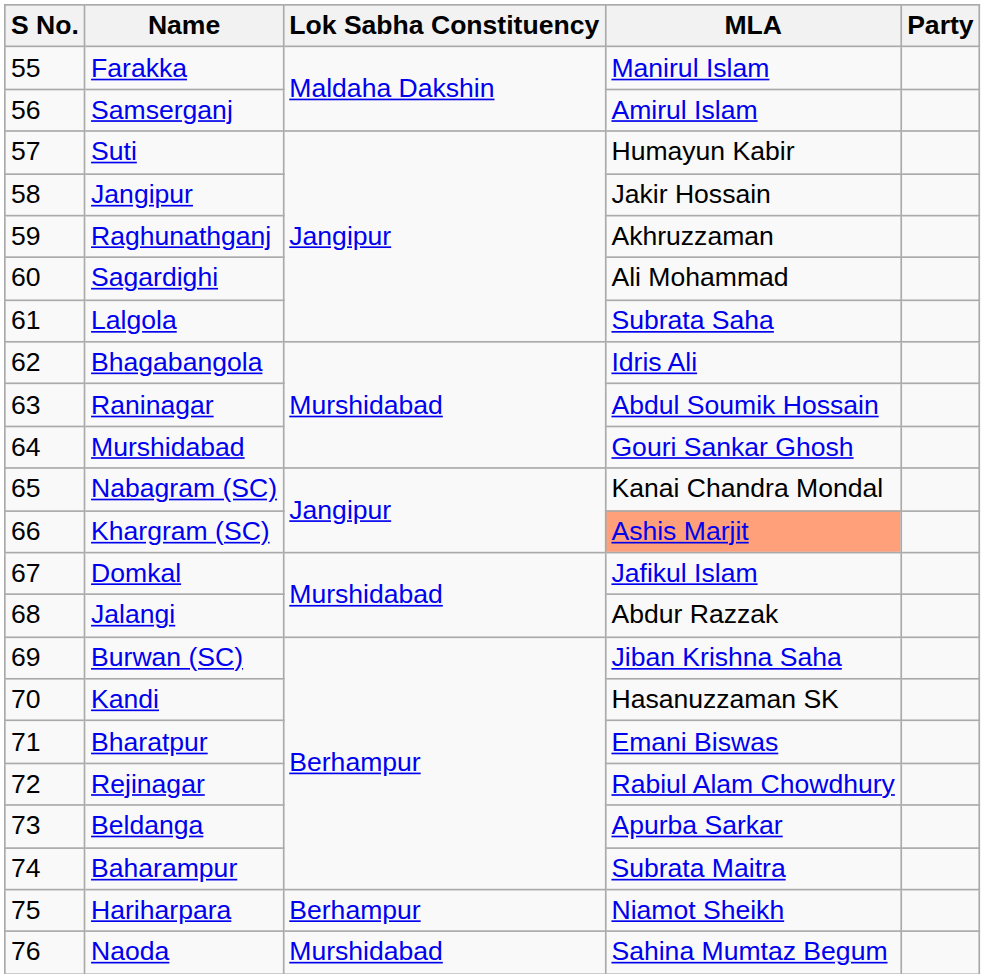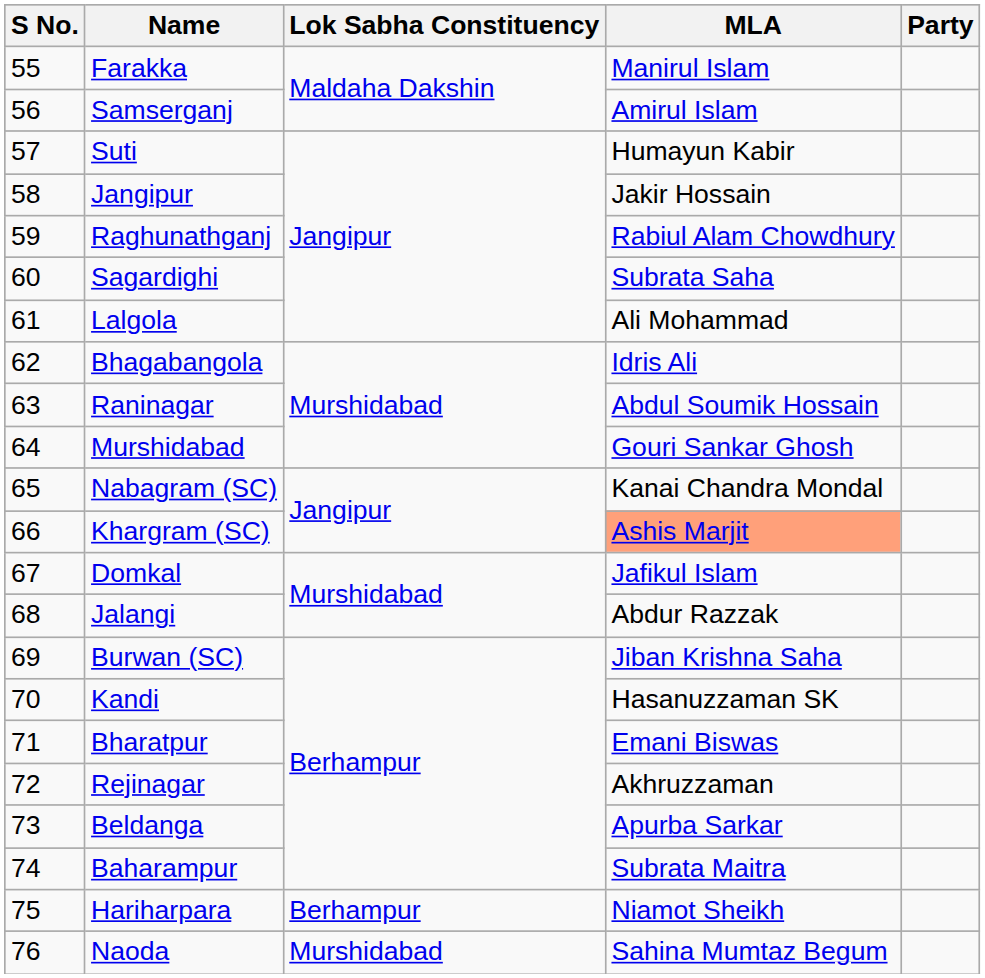(693, 236) Akhruzzaman -> (753, 236) Rabiul Alam Chowdhury
(700, 278) Ali Mohammad -> (693, 278) Subrata Saha
(693, 320) Subrata Saha -> (700, 320) Ali Mohammad
(753, 783) Rabiul Alam Chowdhury -> (693, 783) Akhruzzaman
